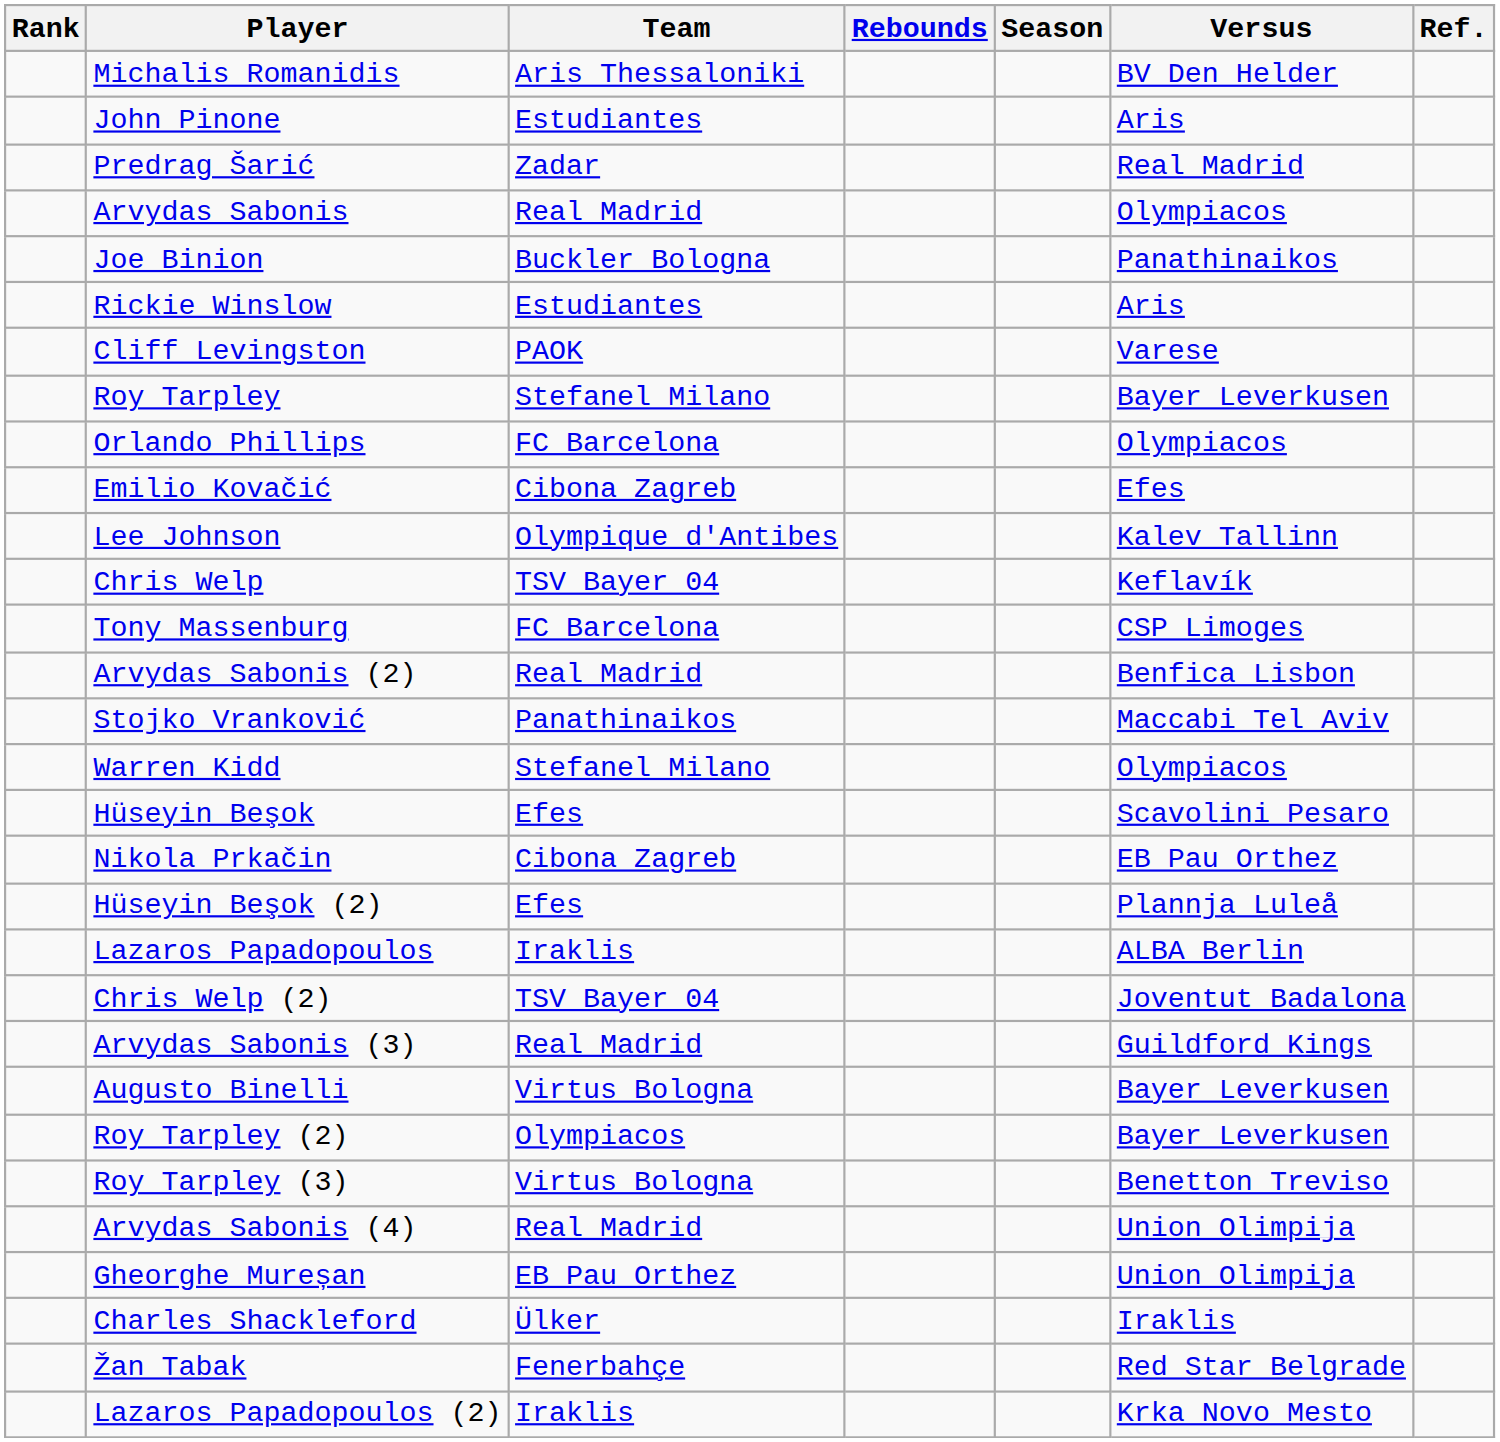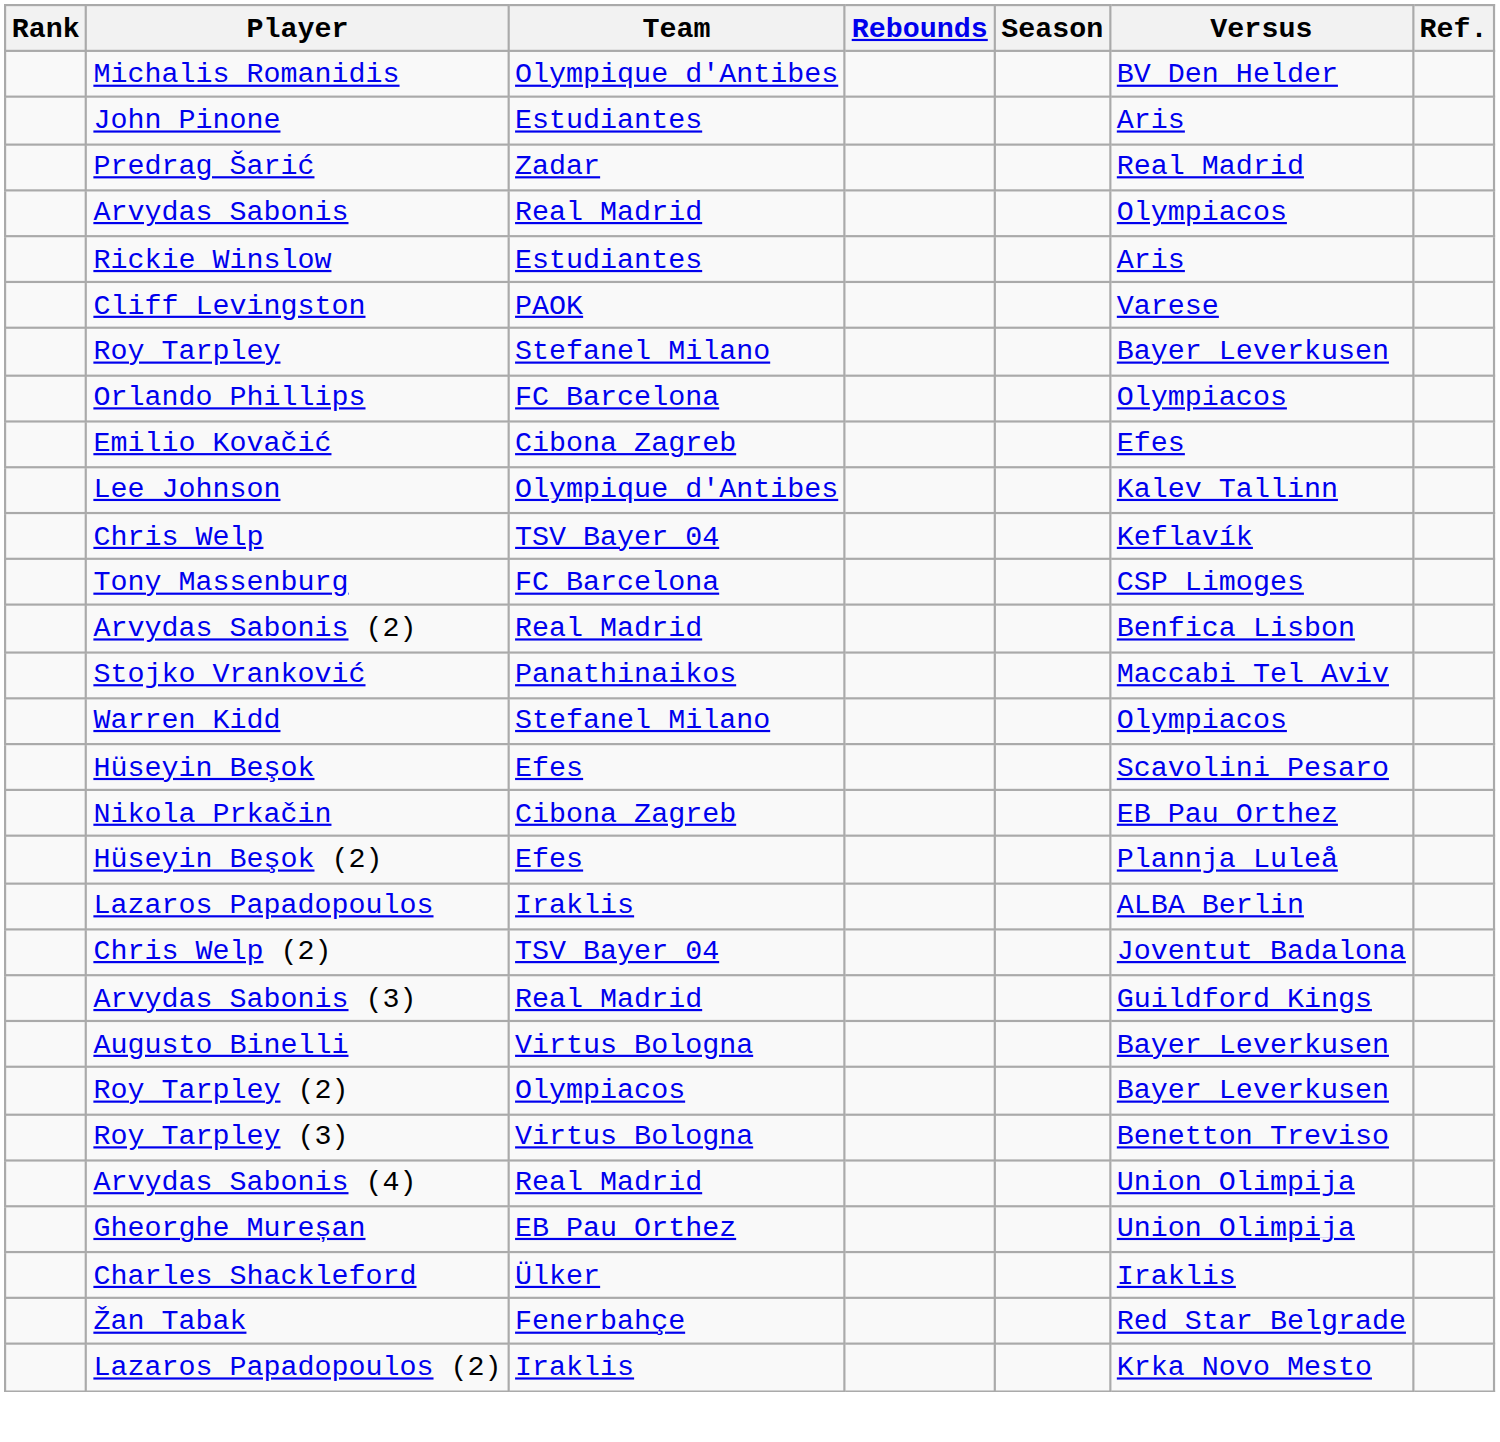(660, 74) Aris Thessaloniki -> (677, 74) Olympique d'Antibes
- row: (178, 259)
